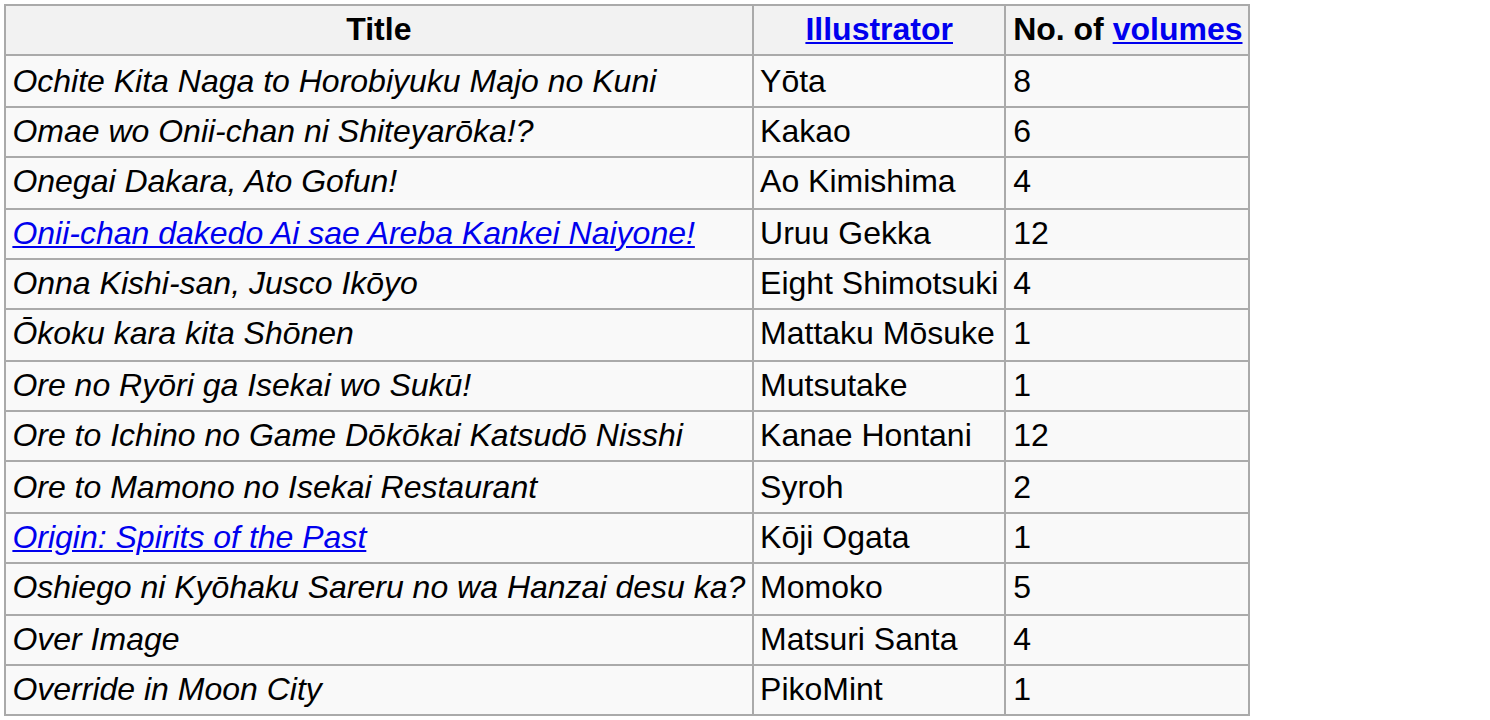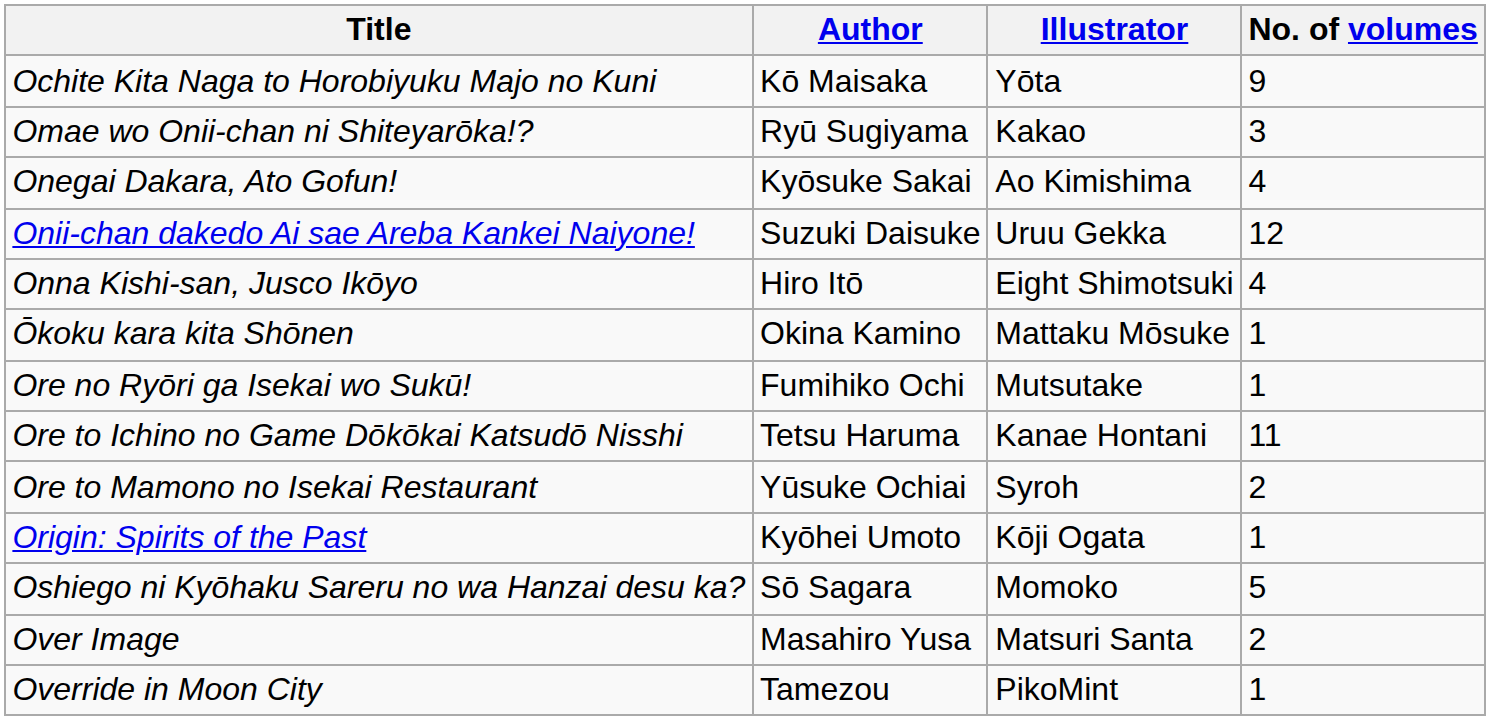+ column: (870, 29)
(1022, 80) 8 -> (1257, 80) 9
(1022, 131) 6 -> (1257, 131) 3
(1031, 435) 12 -> (1265, 435) 11
(1022, 638) 4 -> (1257, 638) 2
